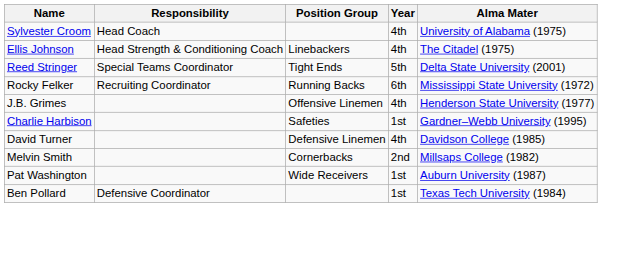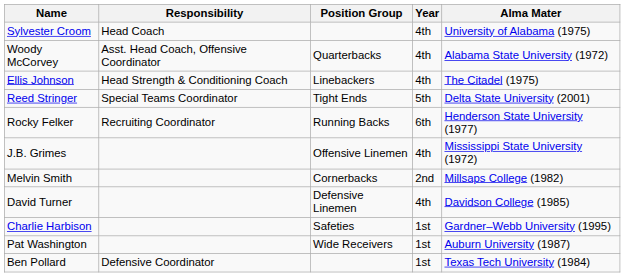+ row: (33, 55)
(507, 85) Mississippi State University (1972) -> (514, 122) Henderson State University (1977)
(507, 103) Henderson State University (1977) -> (513, 153) Mississippi State University (1972)
rows swapped: (49, 121) <-> (39, 157)
